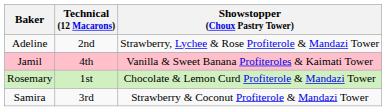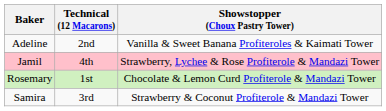(250, 43) Strawberry, Lychee & Rose Profiterole & Mandazi Tower -> (250, 43) Vanilla & Sweet Banana Profiteroles & Kaimati Tower
(250, 61) Vanilla & Sweet Banana Profiteroles & Kaimati Tower -> (250, 61) Strawberry, Lychee & Rose Profiterole & Mandazi Tower
